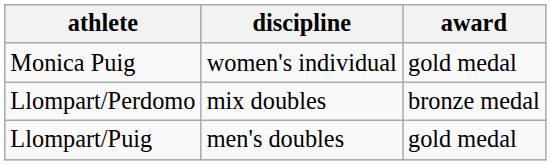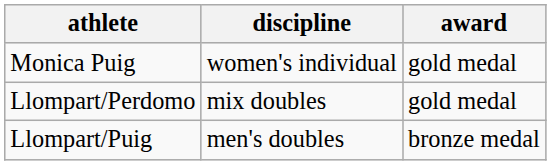(474, 100) bronze medal -> (462, 100) gold medal
(462, 139) gold medal -> (474, 139) bronze medal
